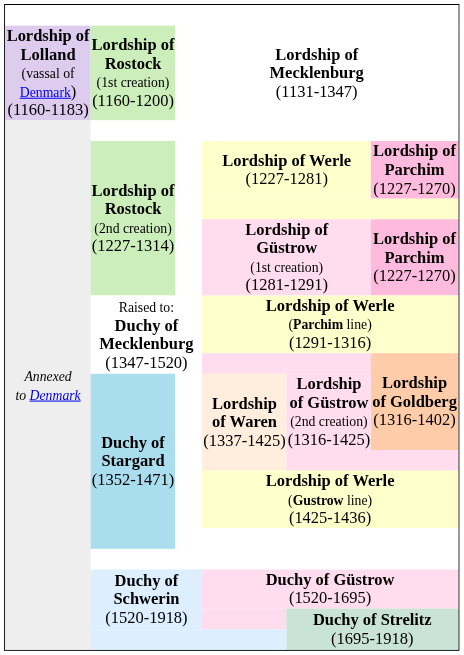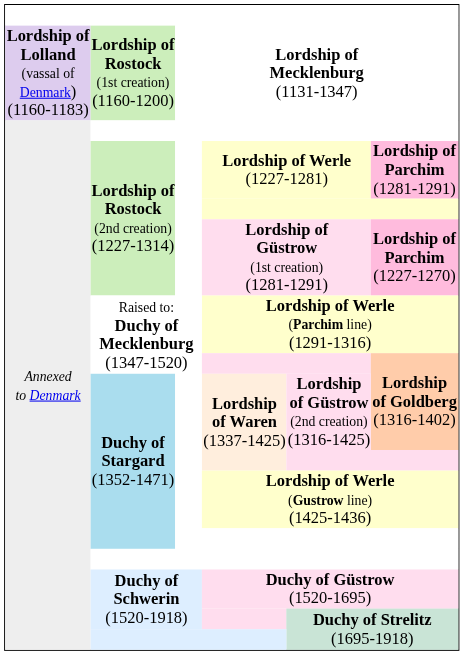(415, 169) Lordship of Parchim (1227-1270) -> (415, 169) Lordship of Parchim (1281-1291)
